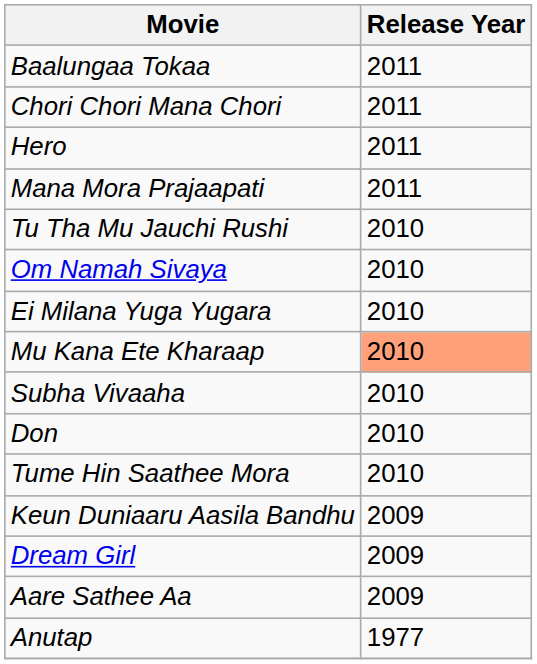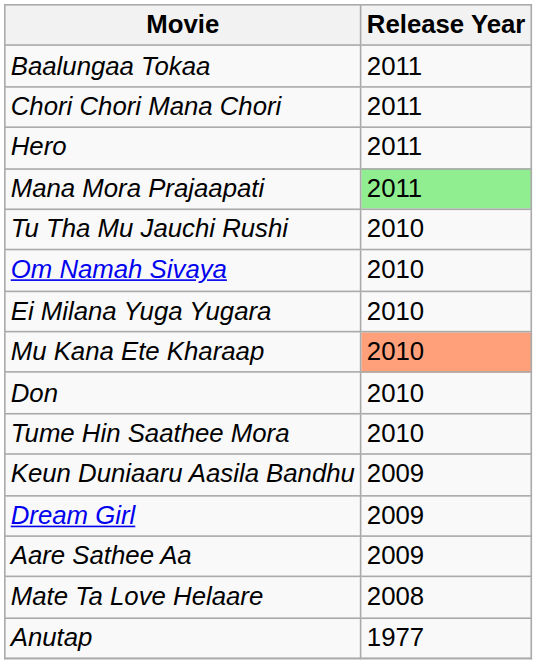(395, 188) no background -> (395, 188) lightgreen background
- row: (98, 392)
+ row: (137, 596)
